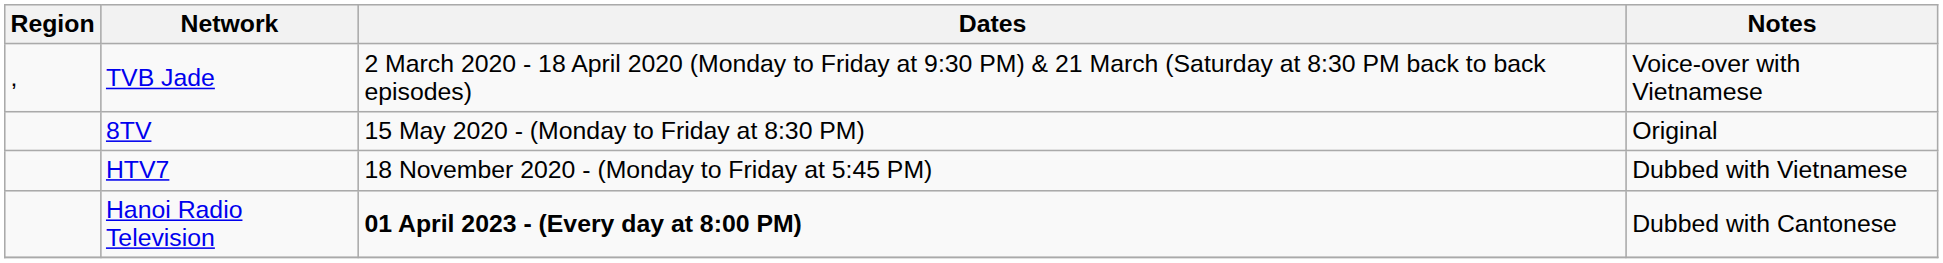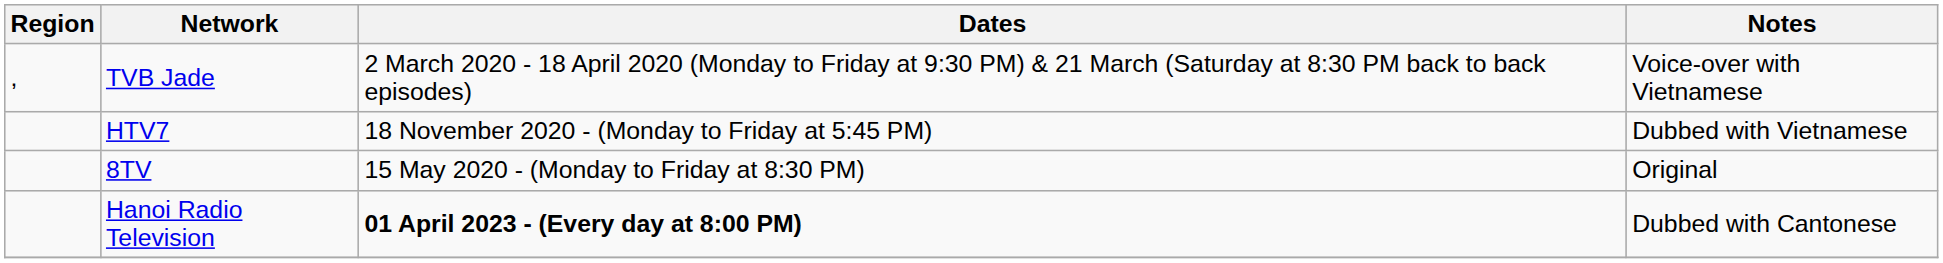rows swapped: (129, 130) <-> (138, 170)
